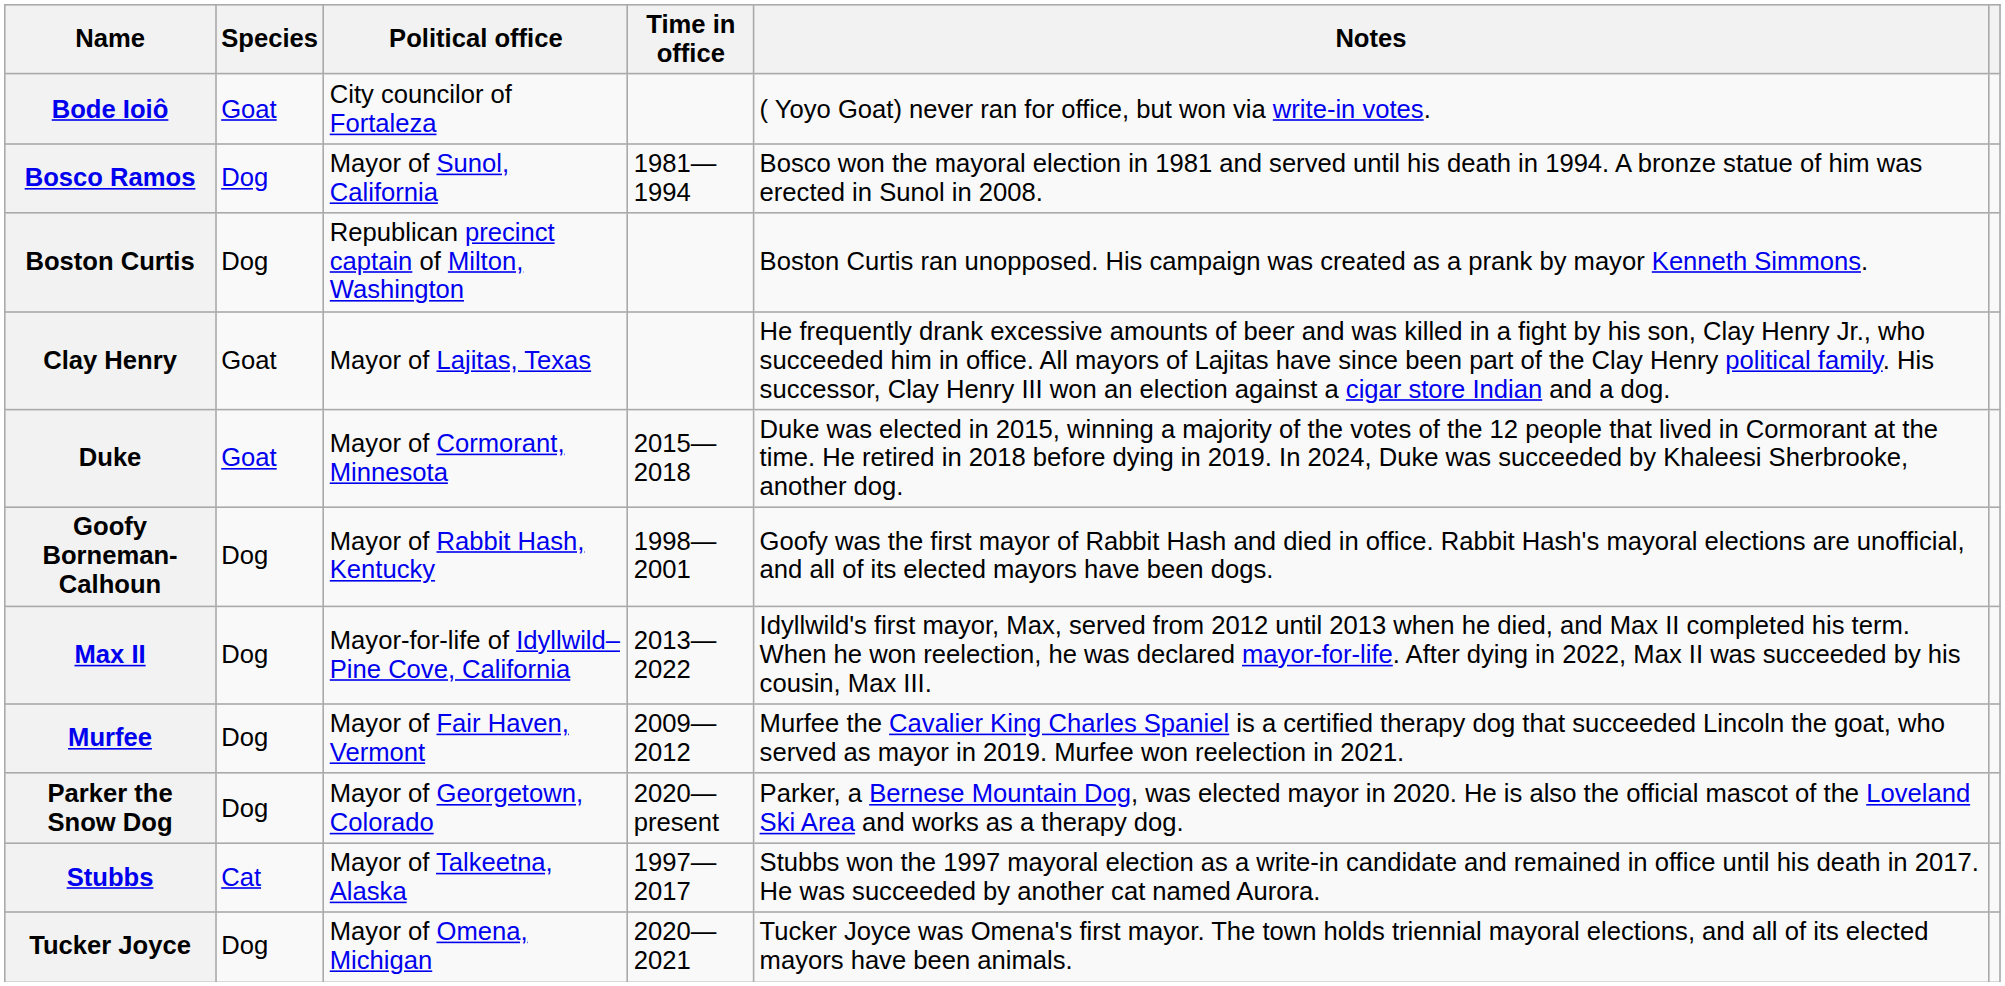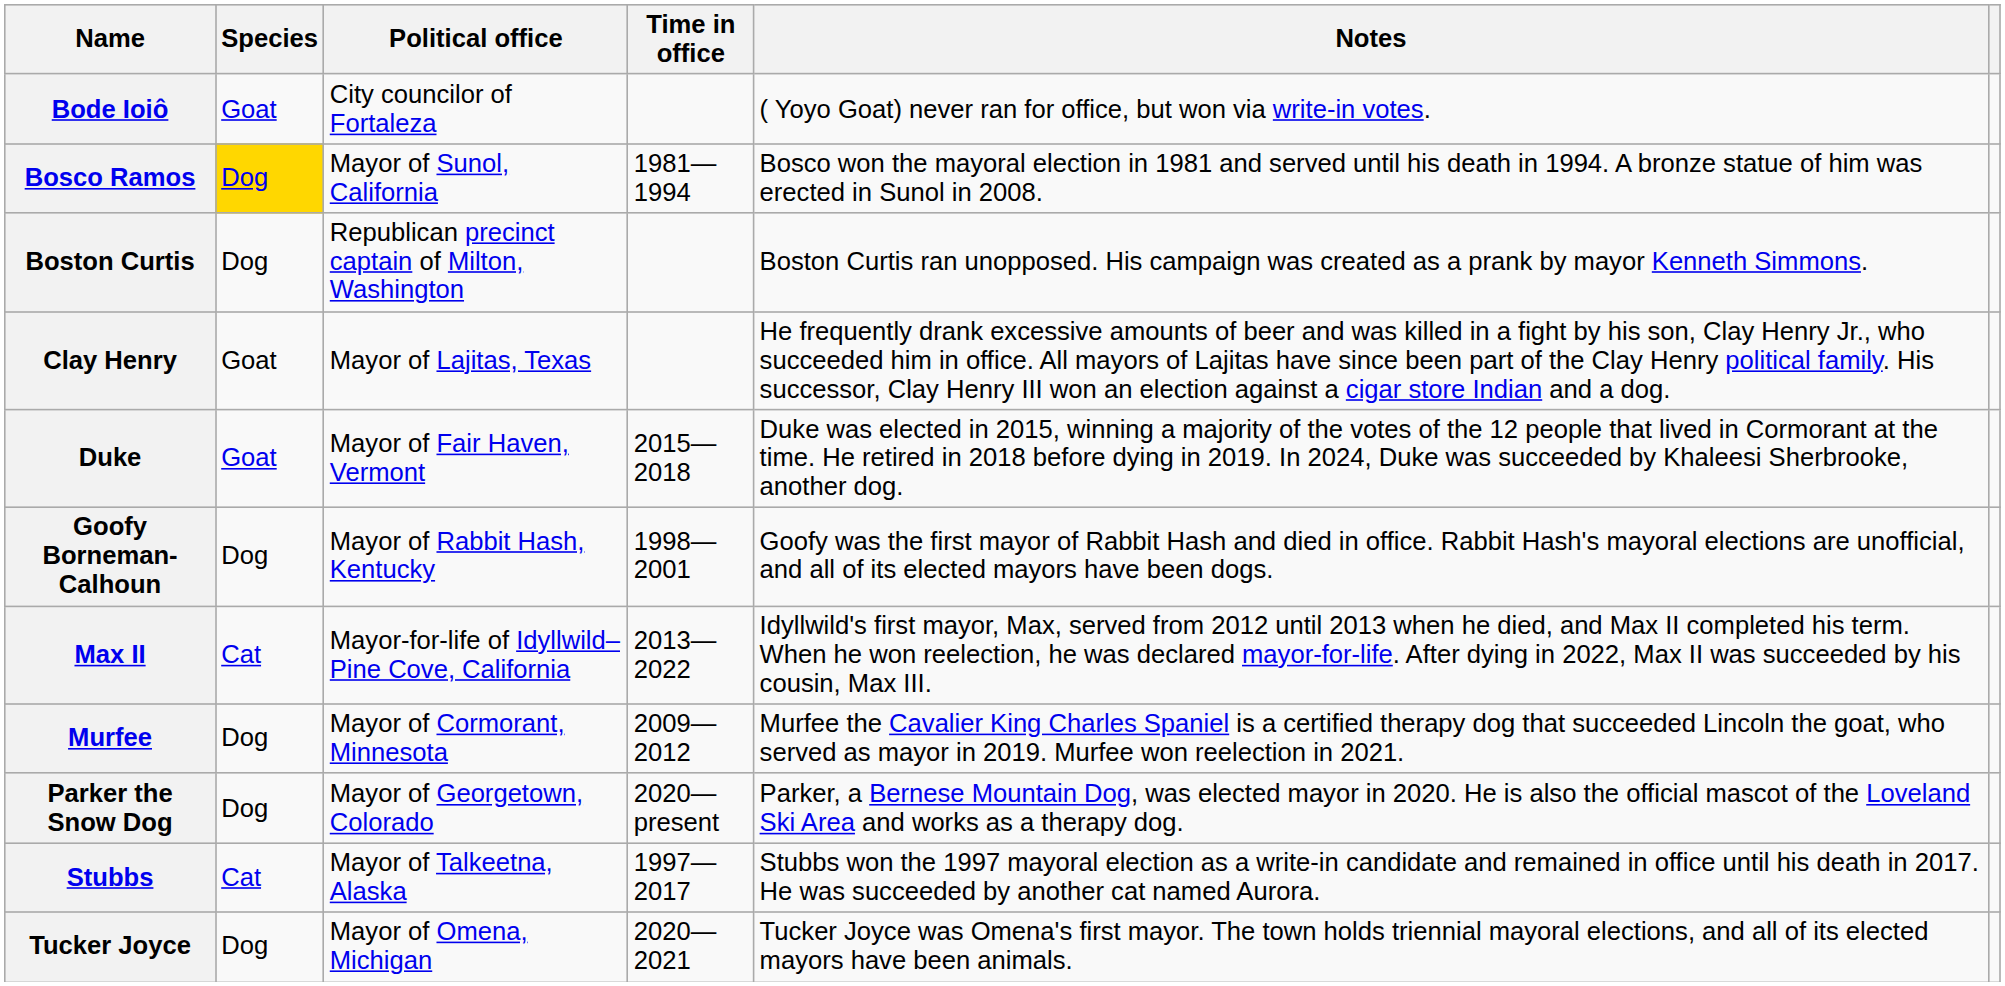(245, 178) no background -> (245, 178) gold background
(447, 458) Mayor of Cormorant, Minnesota -> (449, 458) Mayor of Fair Haven, Vermont
(245, 654) Dog -> (241, 654) Cat
(449, 738) Mayor of Fair Haven, Vermont -> (447, 738) Mayor of Cormorant, Minnesota
